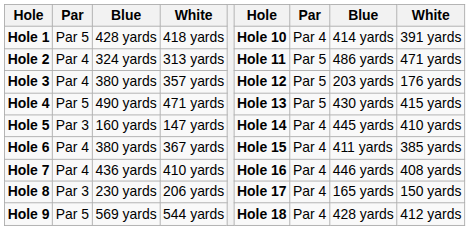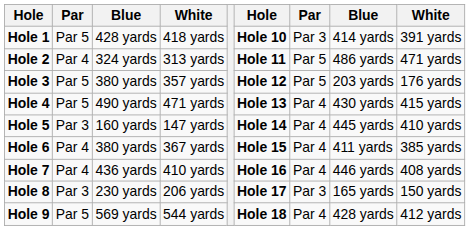(310, 37) Par 4 -> (310, 37) Par 3
(72, 81) Par 4 -> (72, 81) Par 5
(310, 103) Par 5 -> (310, 103) Par 4
(310, 192) Par 4 -> (310, 192) Par 3
